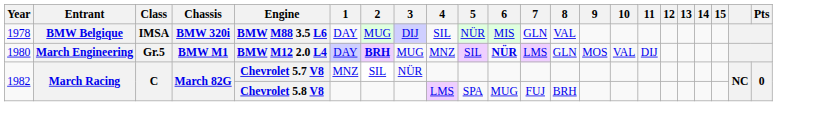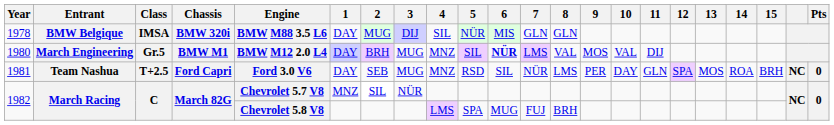(565, 33) VAL -> (565, 33) GLN
(377, 52) bold -> (377, 52) normal
(565, 52) GLN -> (565, 52) VAL
+ row: (19, 72)
